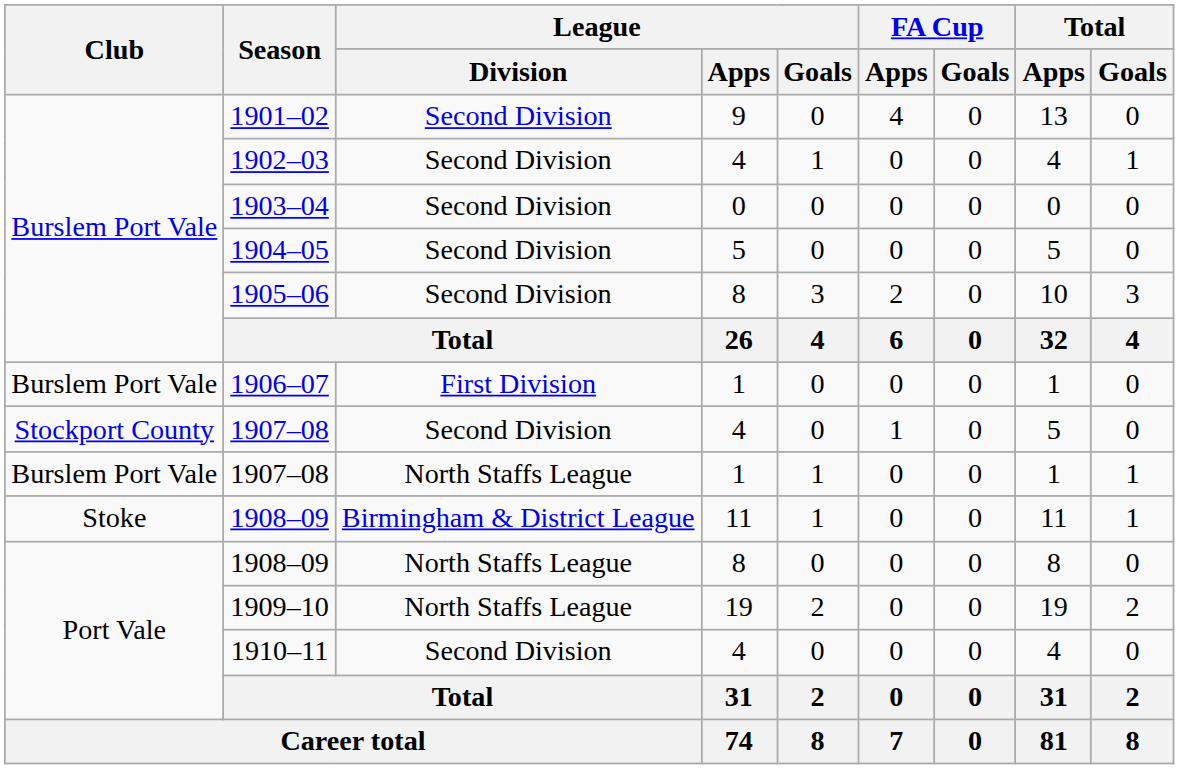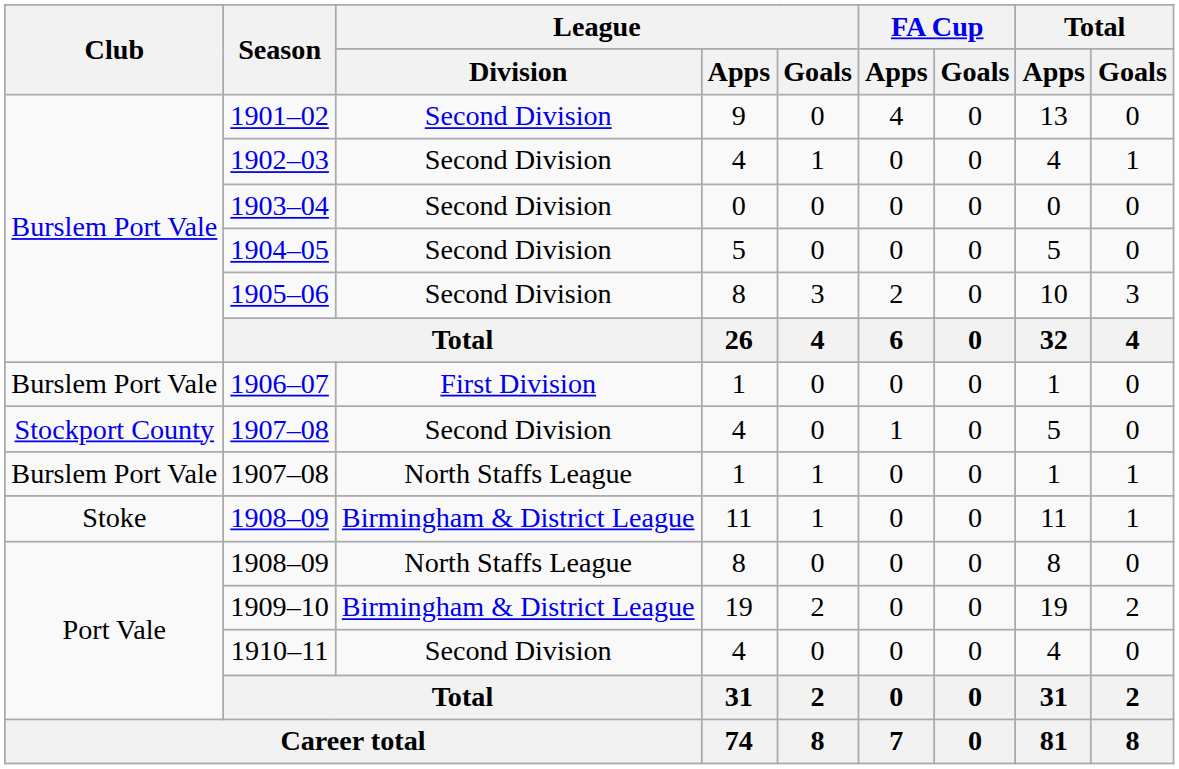(518, 607) North Staffs League -> (518, 607) Birmingham & District League
